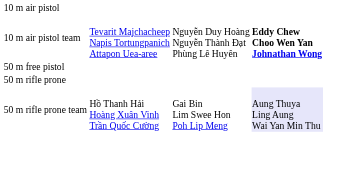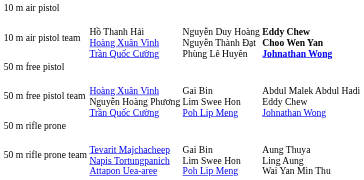(130, 43) Tevarit Majchacheep Napis Tortungpanich Attapon Uea-aree -> (124, 43) Hồ Thanh Hải Hoàng Xuân Vinh Trần Quốc Cường
+ row: (45, 96)
(124, 115) Hồ Thanh Hải Hoàng Xuân Vinh Trần Quốc Cường -> (130, 160) Tevarit Majchacheep Napis Tortungpanich Attapon Uea-aree
(286, 115) lavender background -> (297, 160) no background
